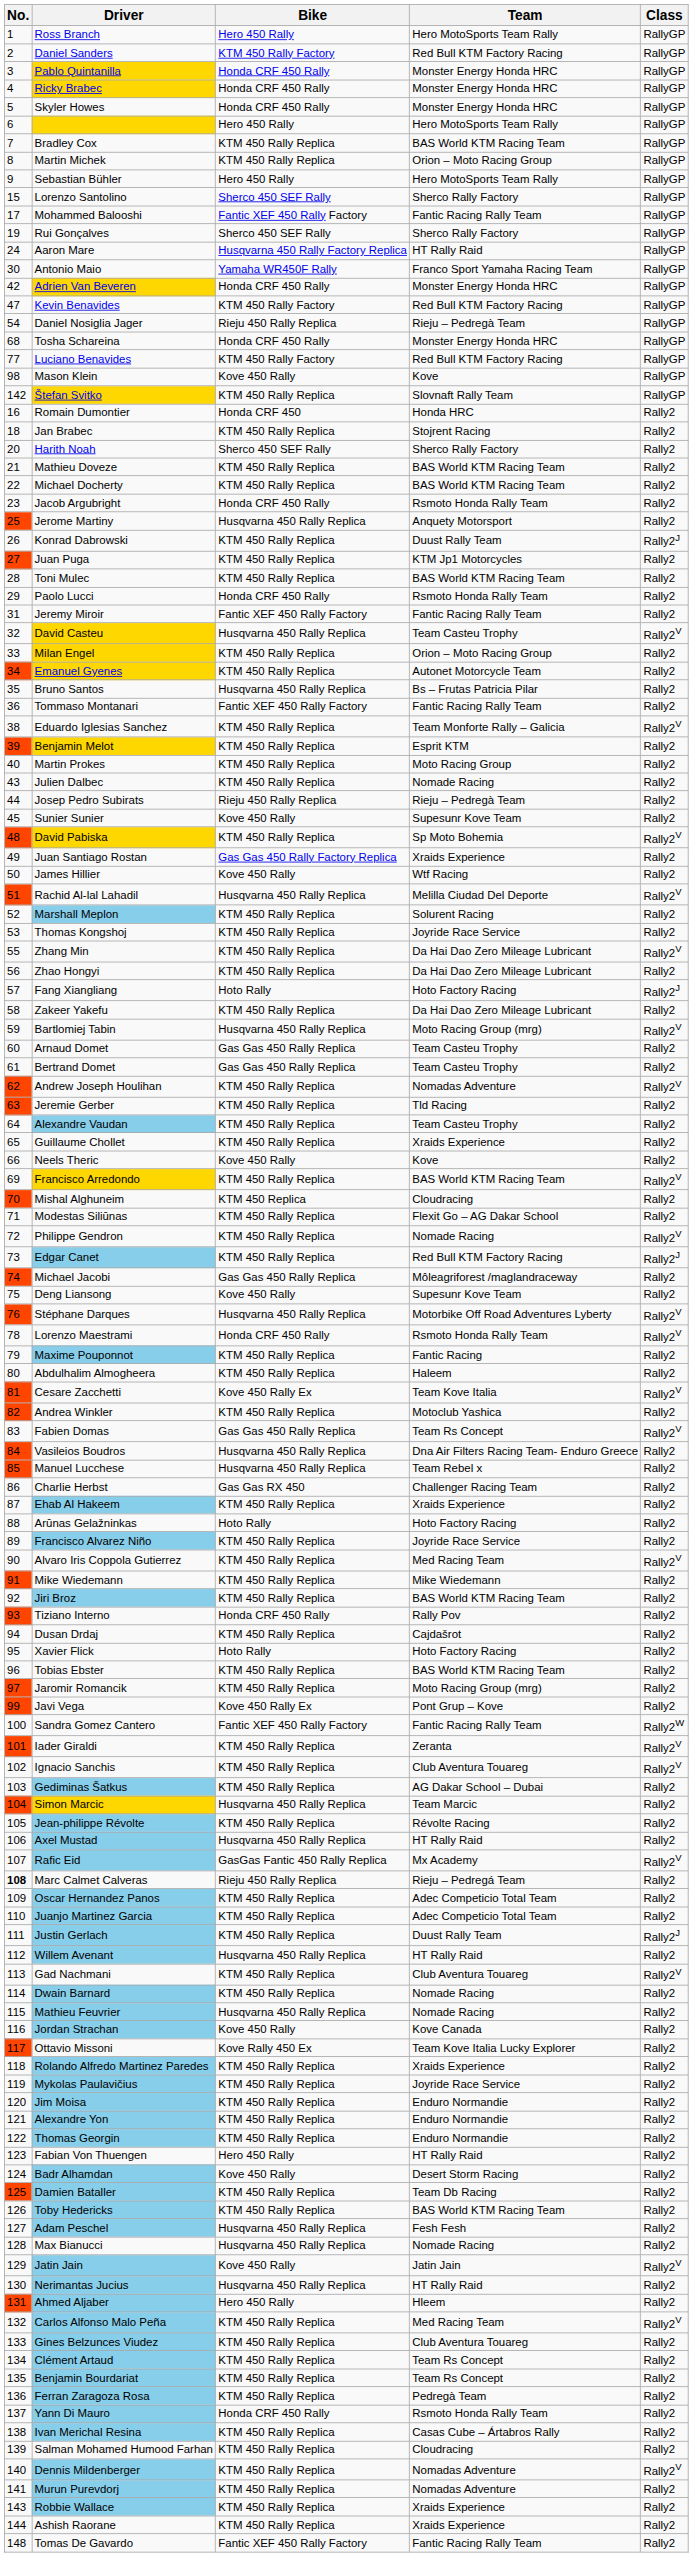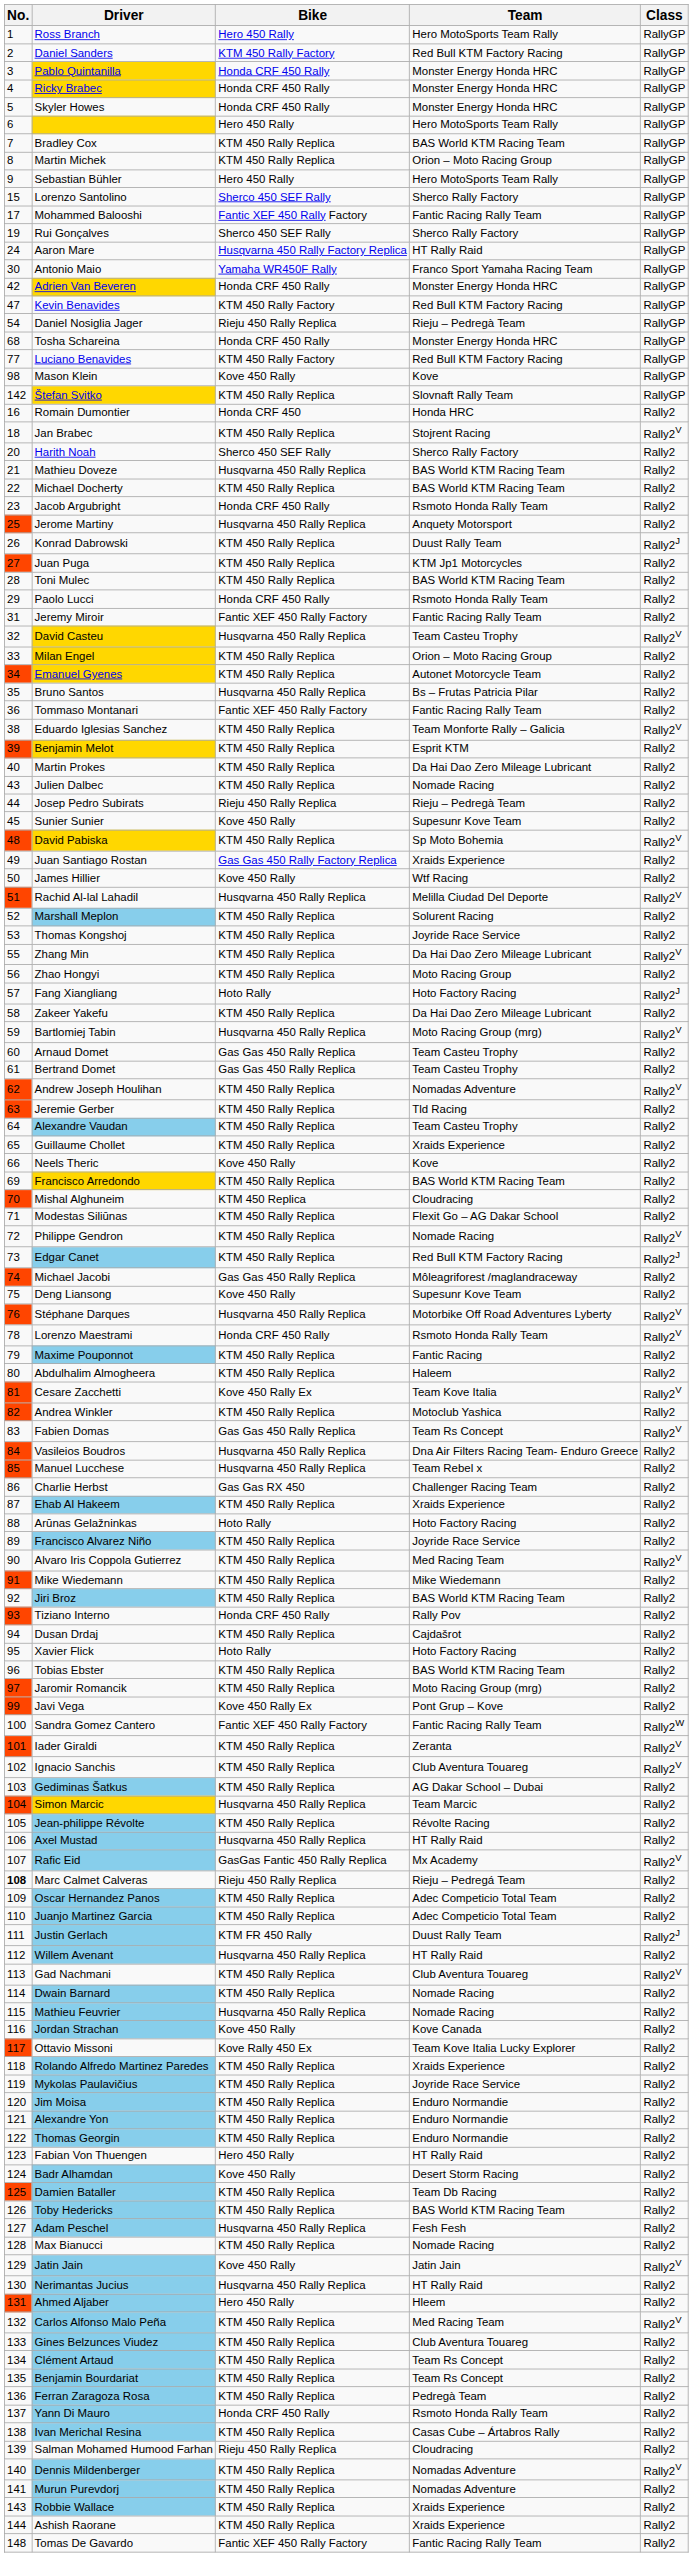(659, 431) Rally2 -> (662, 432) Rally2V
(276, 467) KTM 450 Rally Replica -> (292, 470) Husqvarna 450 Rally Replica
(462, 764) Moto Racing Group -> (502, 767) Da Hai Dao Zero Mileage Lubricant
(502, 971) Da Hai Dao Zero Mileage Lubricant -> (462, 974) Moto Racing Group
(662, 1179) Rally2V -> (659, 1181) Rally2
(276, 1935) KTM 450 Rally Replica -> (265, 1935) KTM FR 450 Rally
(292, 2246) Husqvarna 450 Rally Replica -> (276, 2246) KTM 450 Rally Replica
(276, 2450) KTM 450 Rally Replica -> (277, 2450) Rieju 450 Rally Replica
